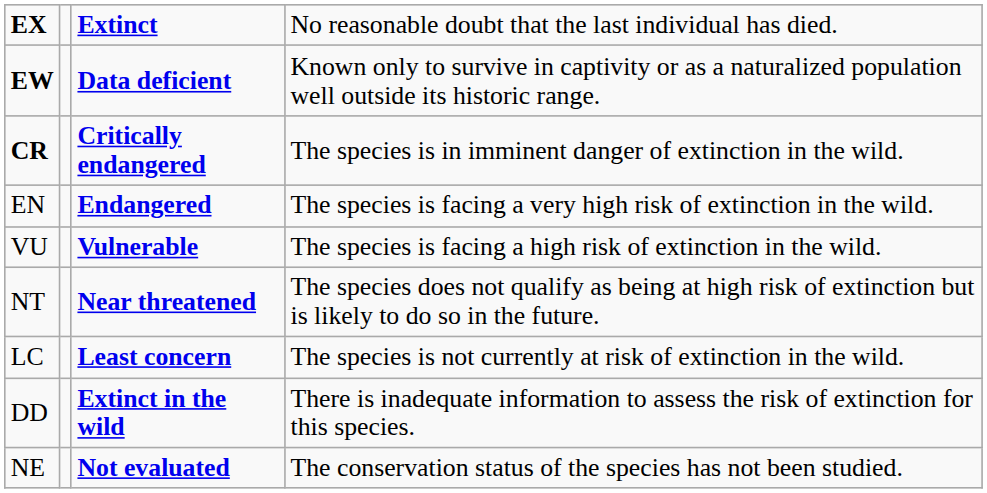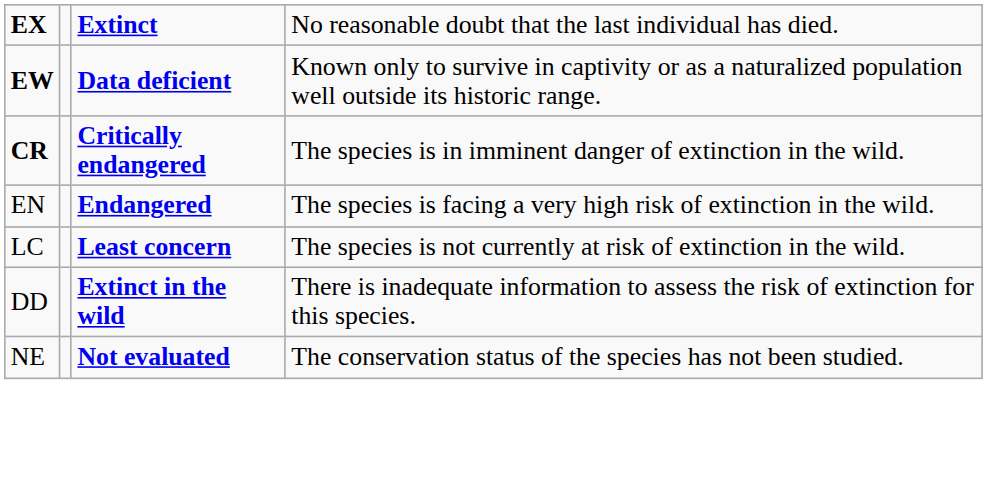- row: (29, 246)
- row: (28, 301)
